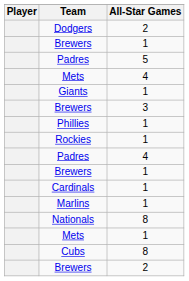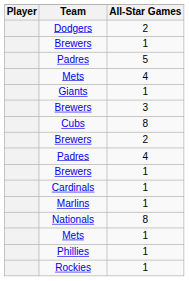rows swapped: (73, 252) <-> (73, 124)
rows swapped: (73, 140) <-> (73, 268)
